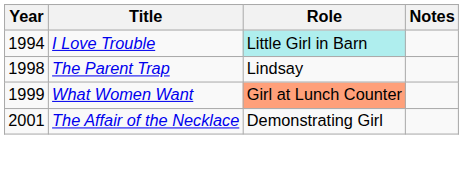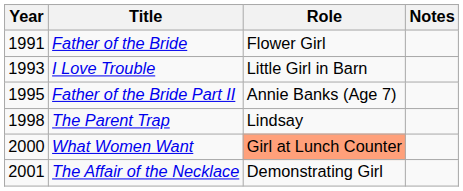+ row: (120, 43)
(26, 43) 1994 -> (26, 69) 1993
(307, 43) paleturquoise background -> (307, 69) no background
+ row: (144, 95)
(26, 95) 1999 -> (26, 146) 2000
